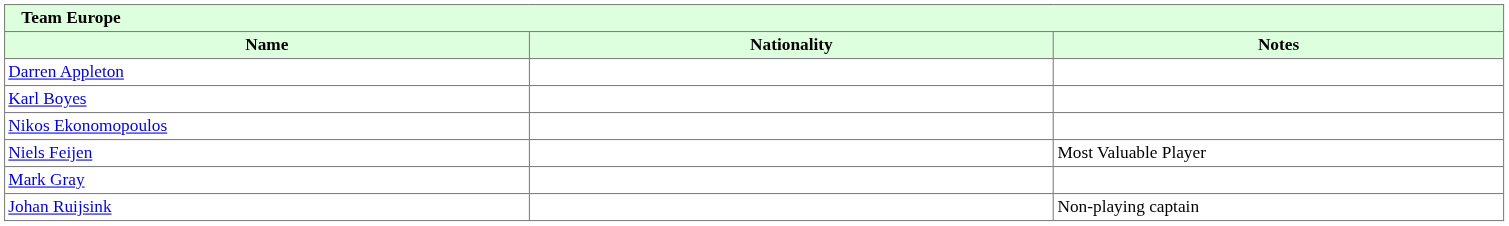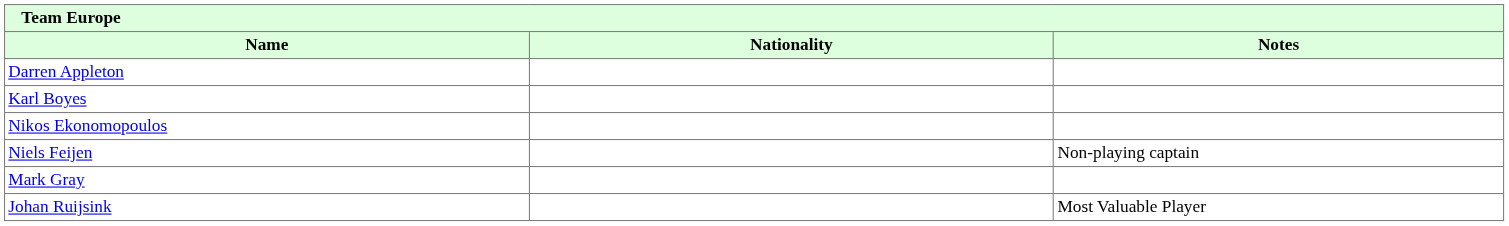(1132, 153) Most Valuable Player -> (1128, 153) Non-playing captain
(1128, 207) Non-playing captain -> (1132, 207) Most Valuable Player
